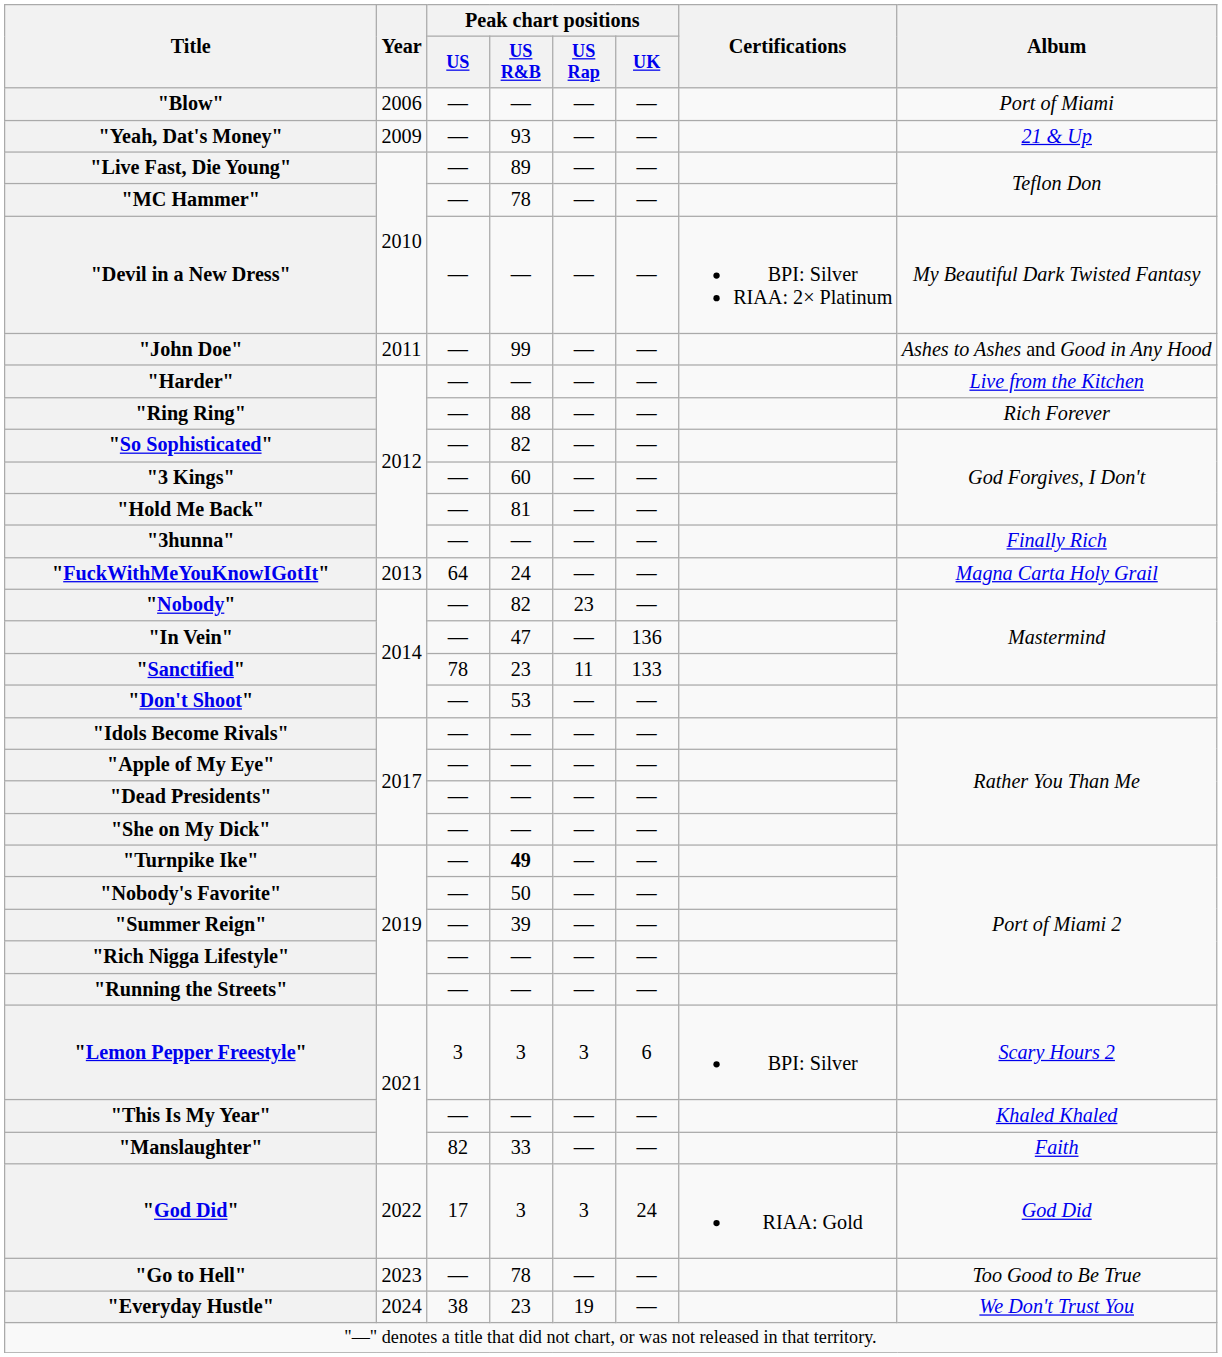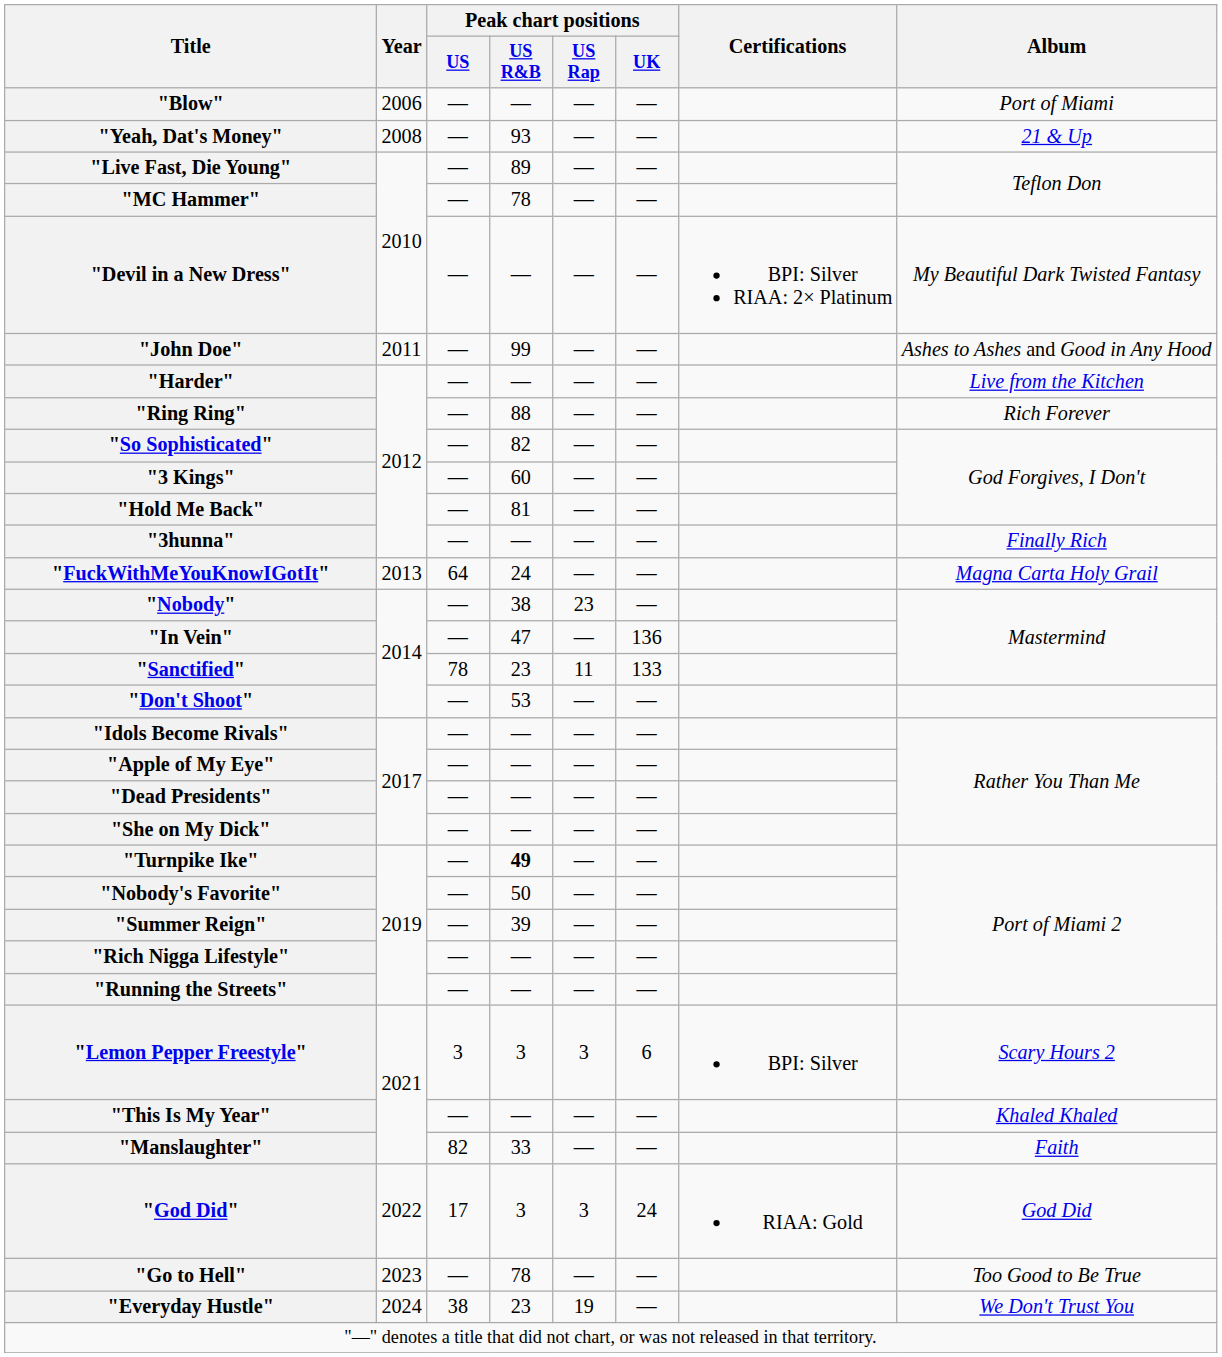(402, 135) 2009 -> (402, 135) 2008
(521, 605) 82 -> (521, 605) 38
